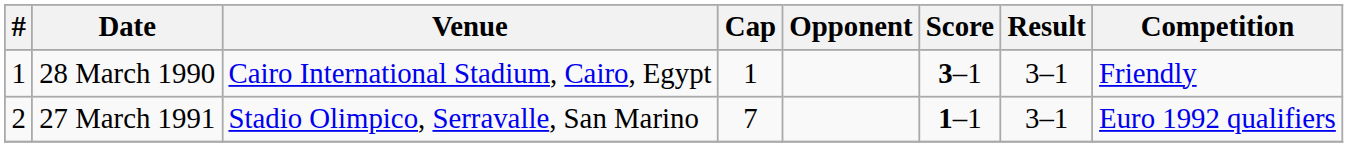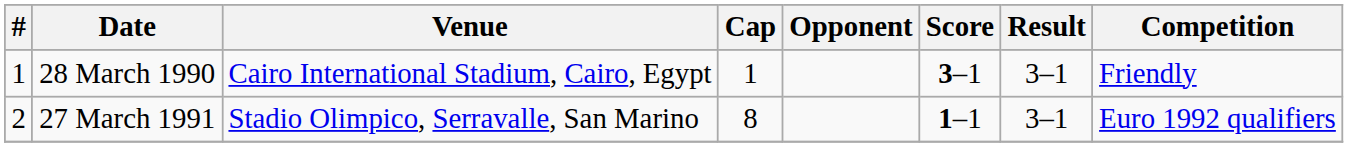(750, 118) 7 -> (750, 118) 8
